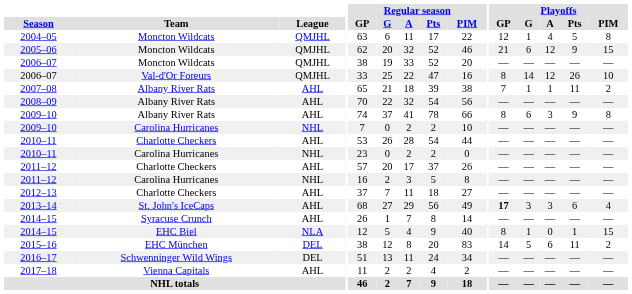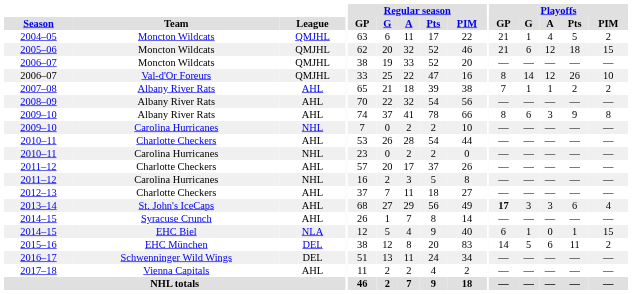(503, 36) 12 -> (503, 36) 21
(608, 36) 8 -> (608, 36) 2
(575, 49) 9 -> (575, 49) 18
(575, 88) 11 -> (575, 88) 2
(503, 231) 8 -> (503, 231) 6
